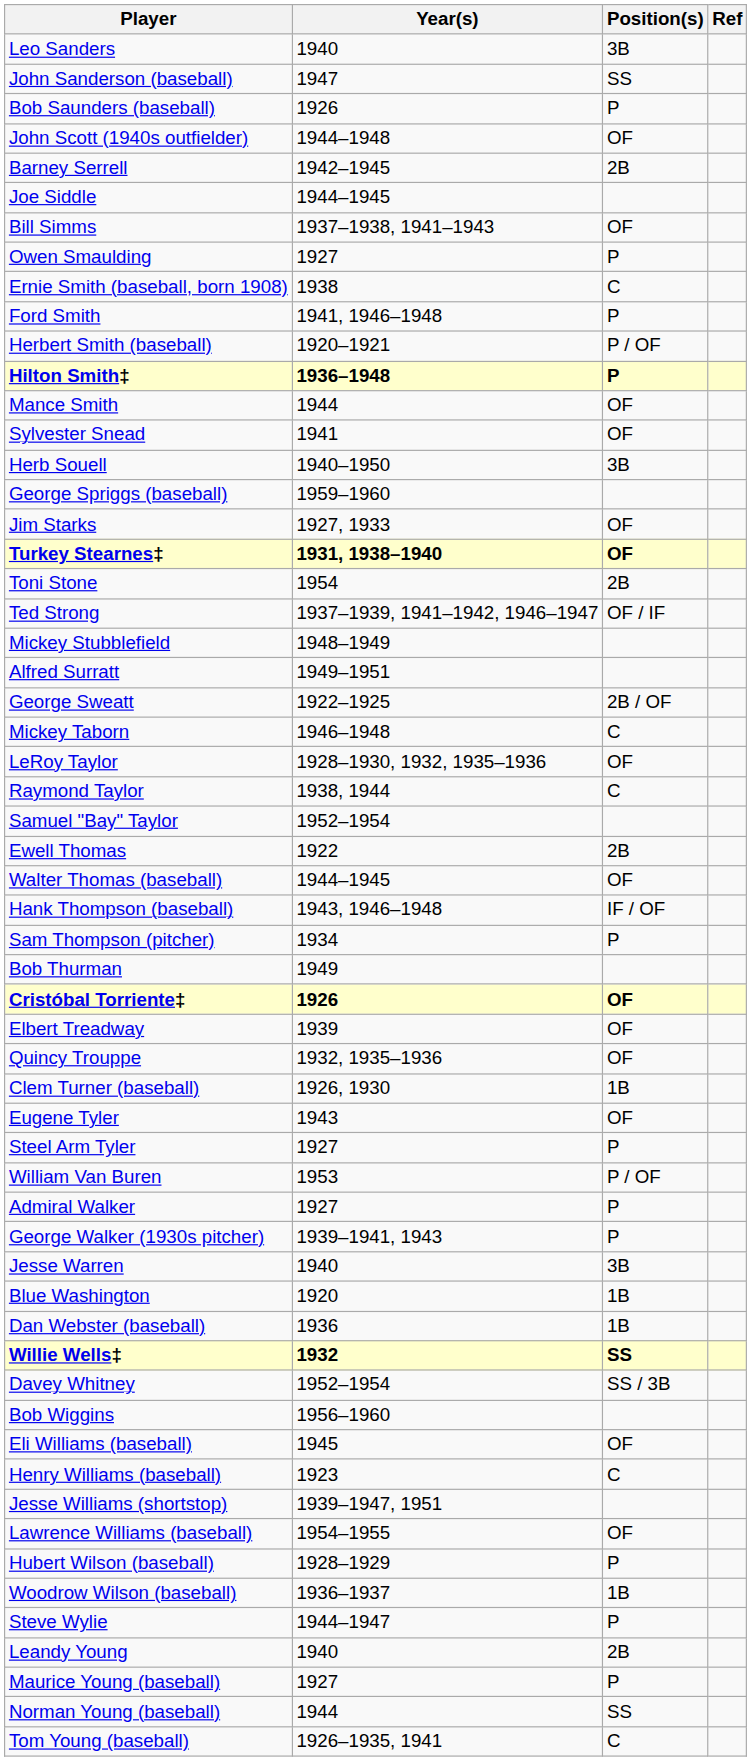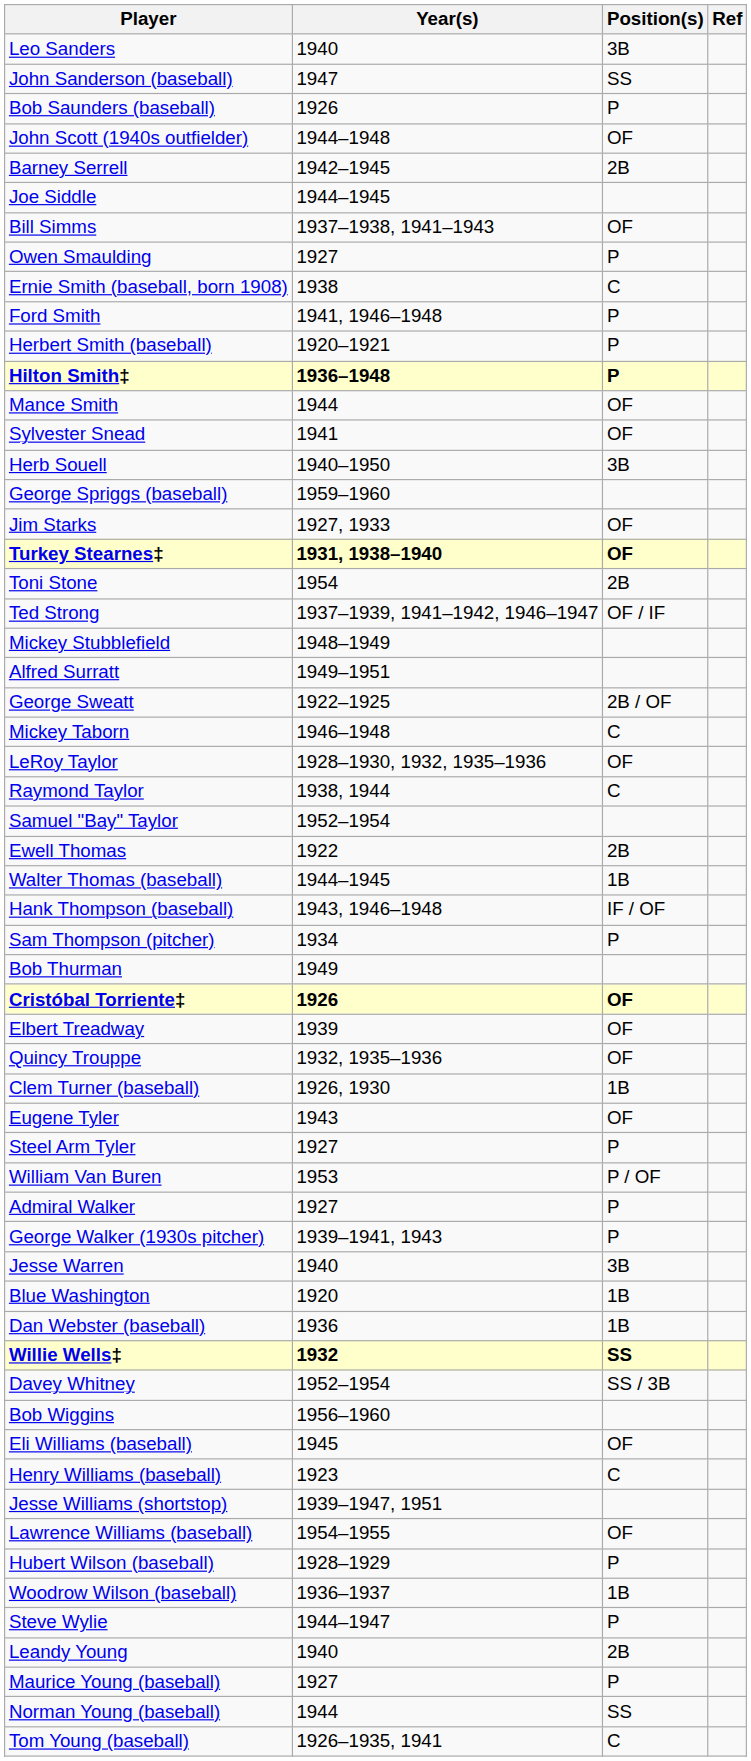(634, 345) P / OF -> (613, 345) P
(620, 880) OF -> (618, 880) 1B
